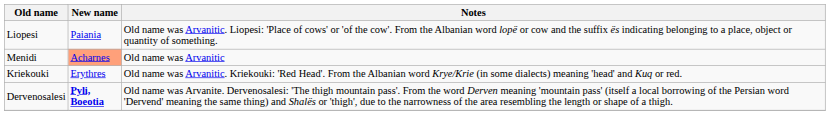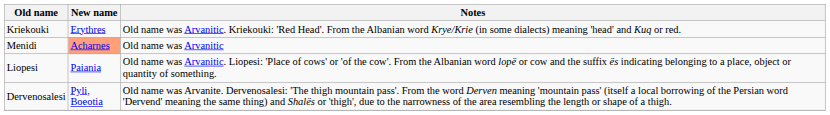rows swapped: (22, 35) <-> (28, 73)
(87, 96) bold -> (87, 96) normal
